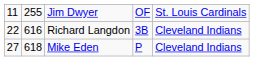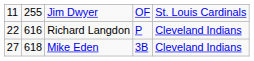(142, 30) 3B -> (139, 30) P
(139, 47) P -> (142, 47) 3B
